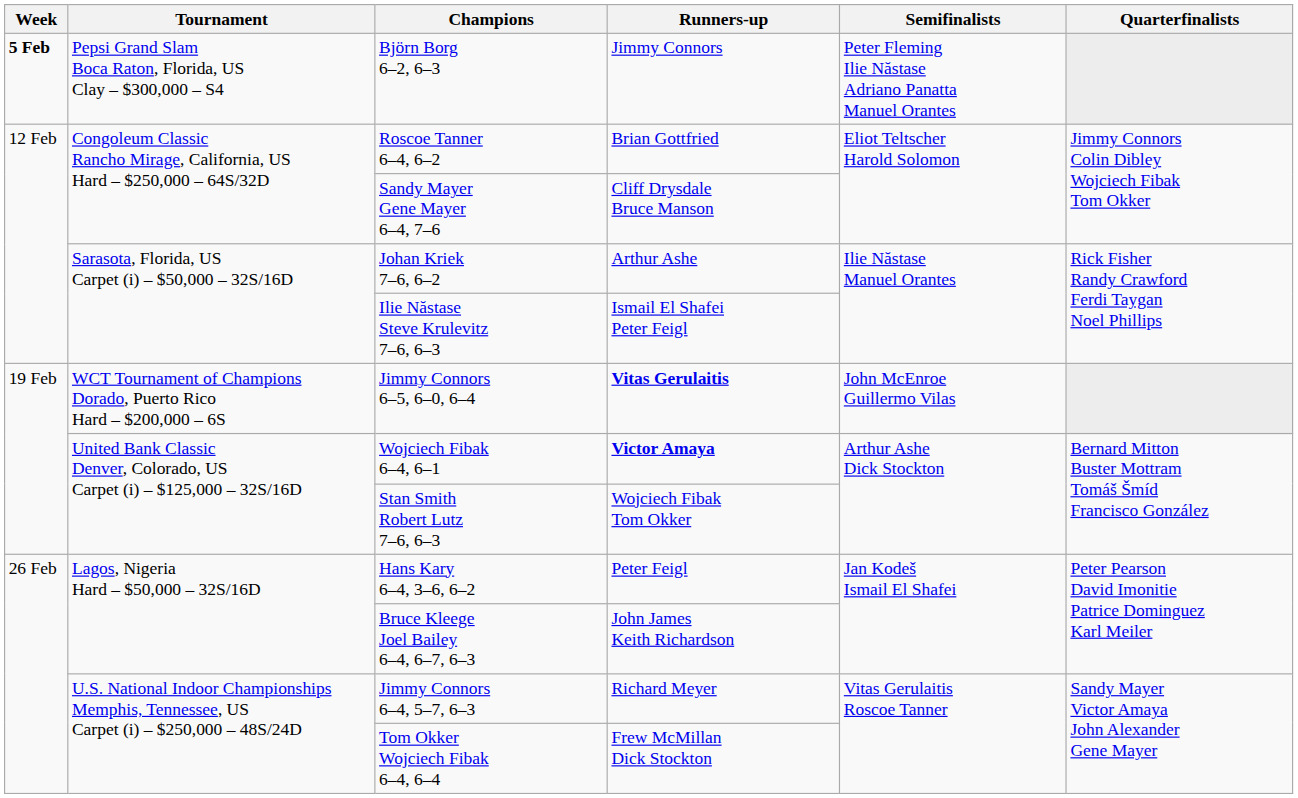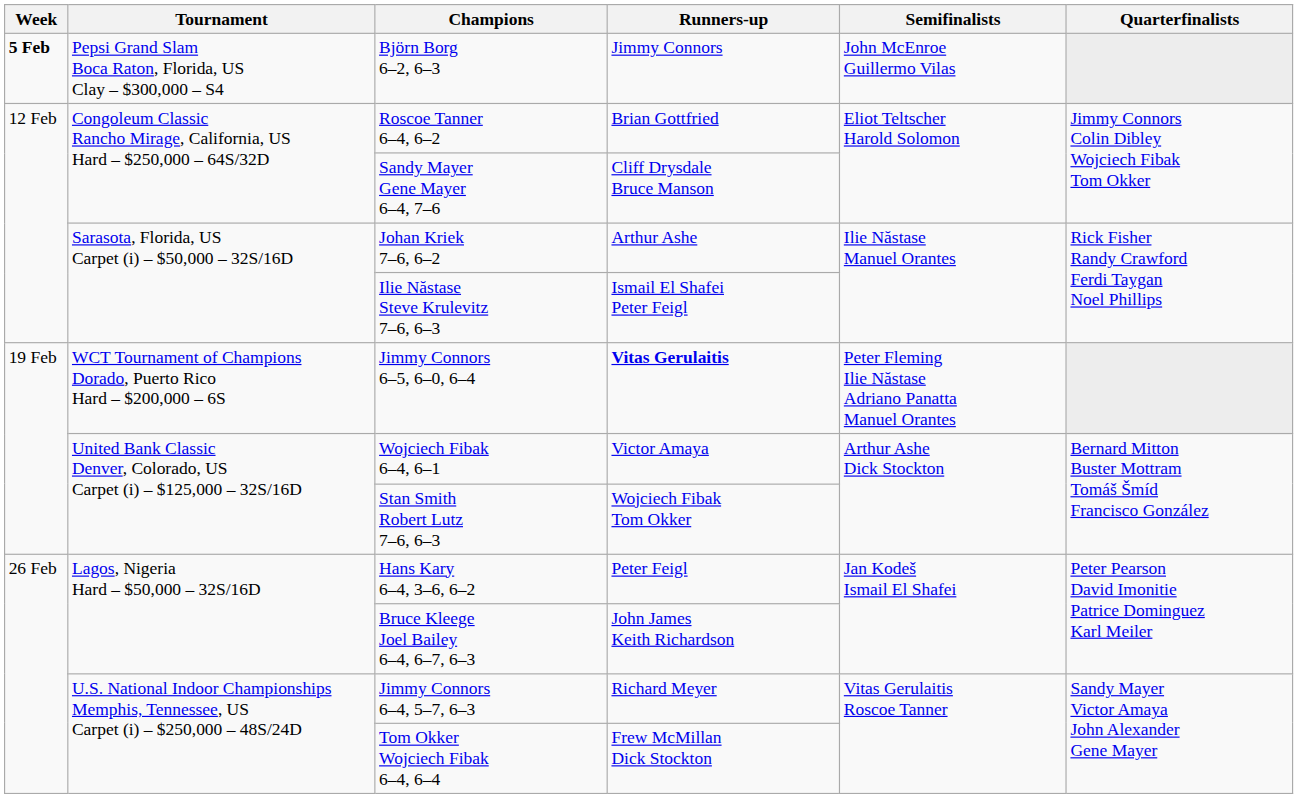(900, 78) Peter Fleming Ilie Năstase Adriano Panatta Manuel Orantes -> (900, 58) John McEnroe Guillermo Vilas
(900, 388) John McEnroe Guillermo Vilas -> (900, 388) Peter Fleming Ilie Năstase Adriano Panatta Manuel Orantes
(663, 448) bold -> (660, 448) normal
